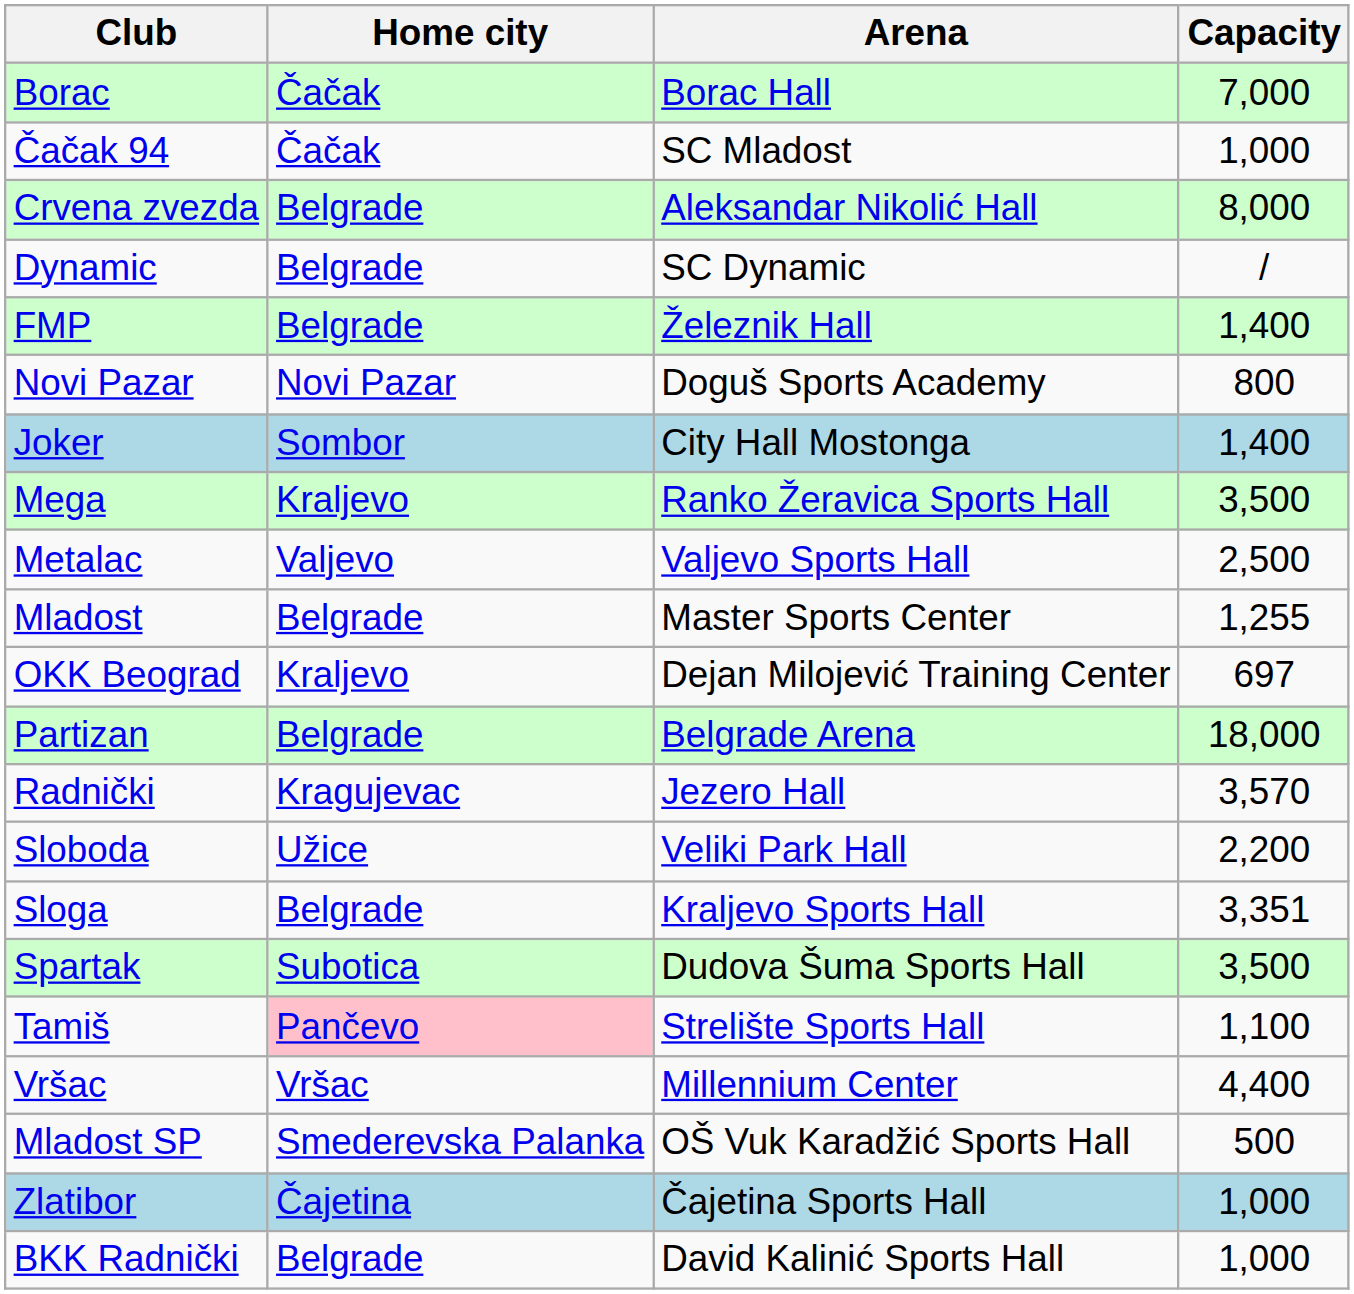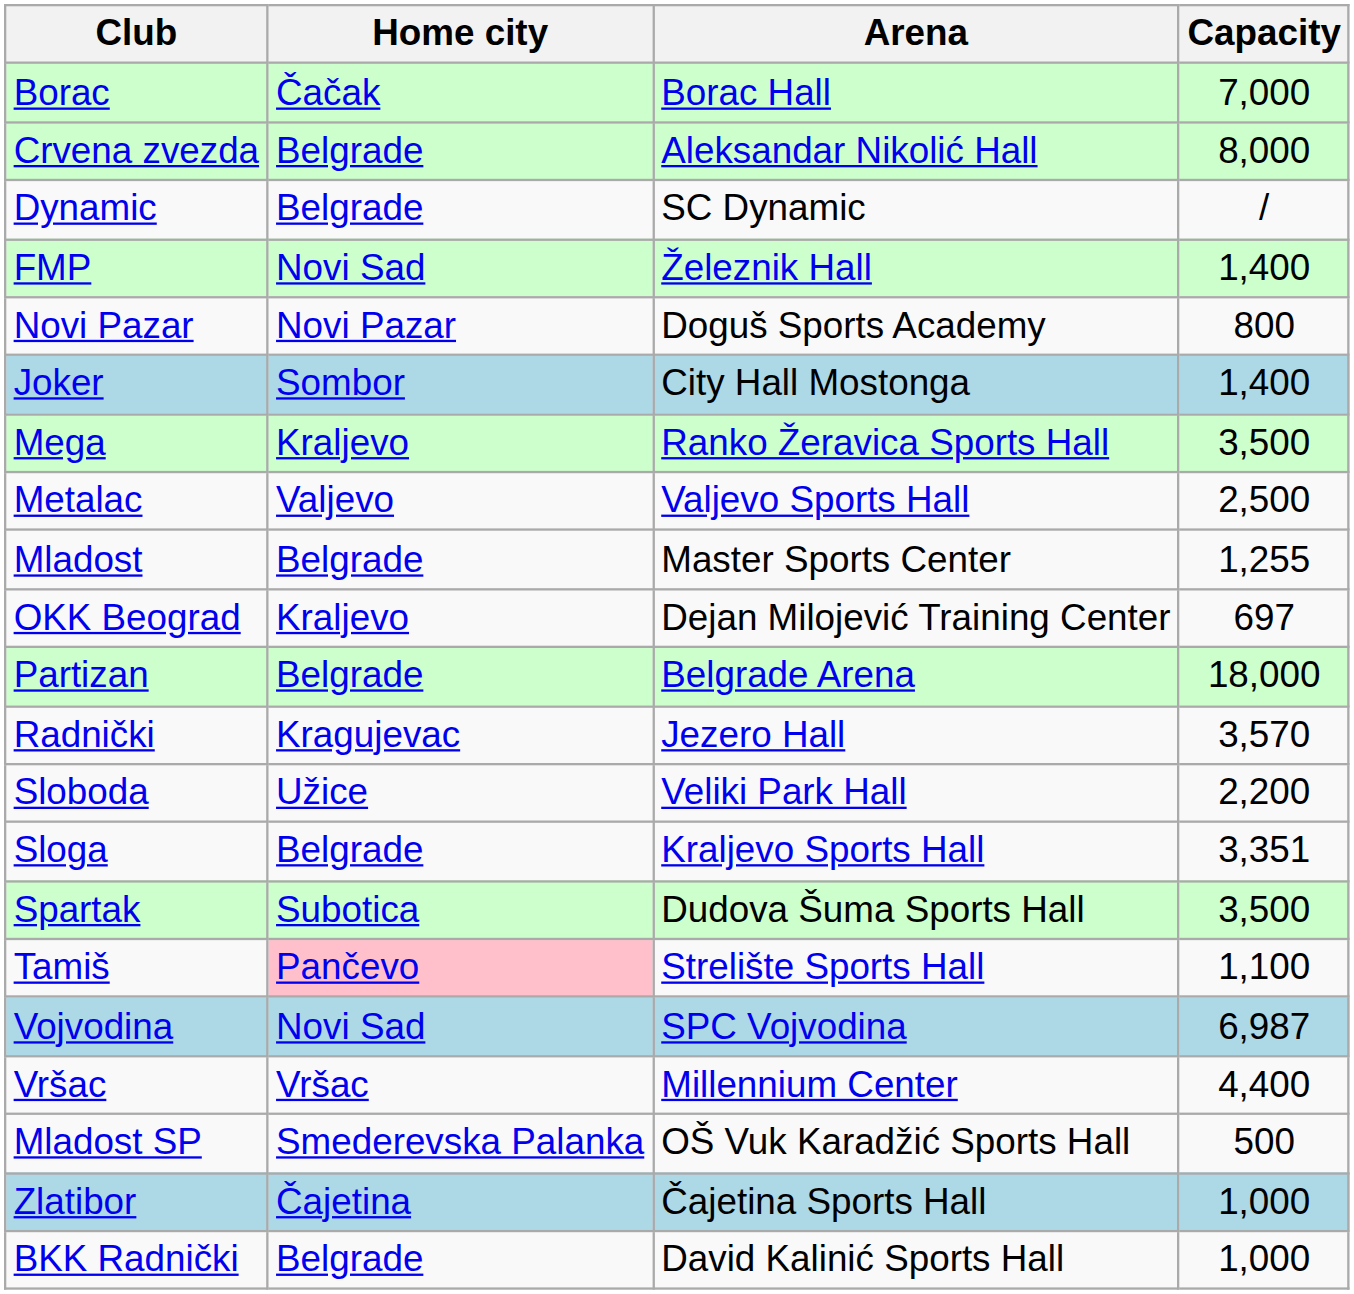- row: (91, 150)
(350, 325) Belgrade -> (351, 267) Novi Sad
+ row: (93, 1025)
